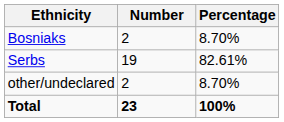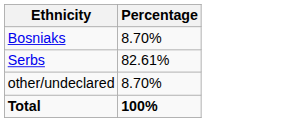- column: (157, 15)
